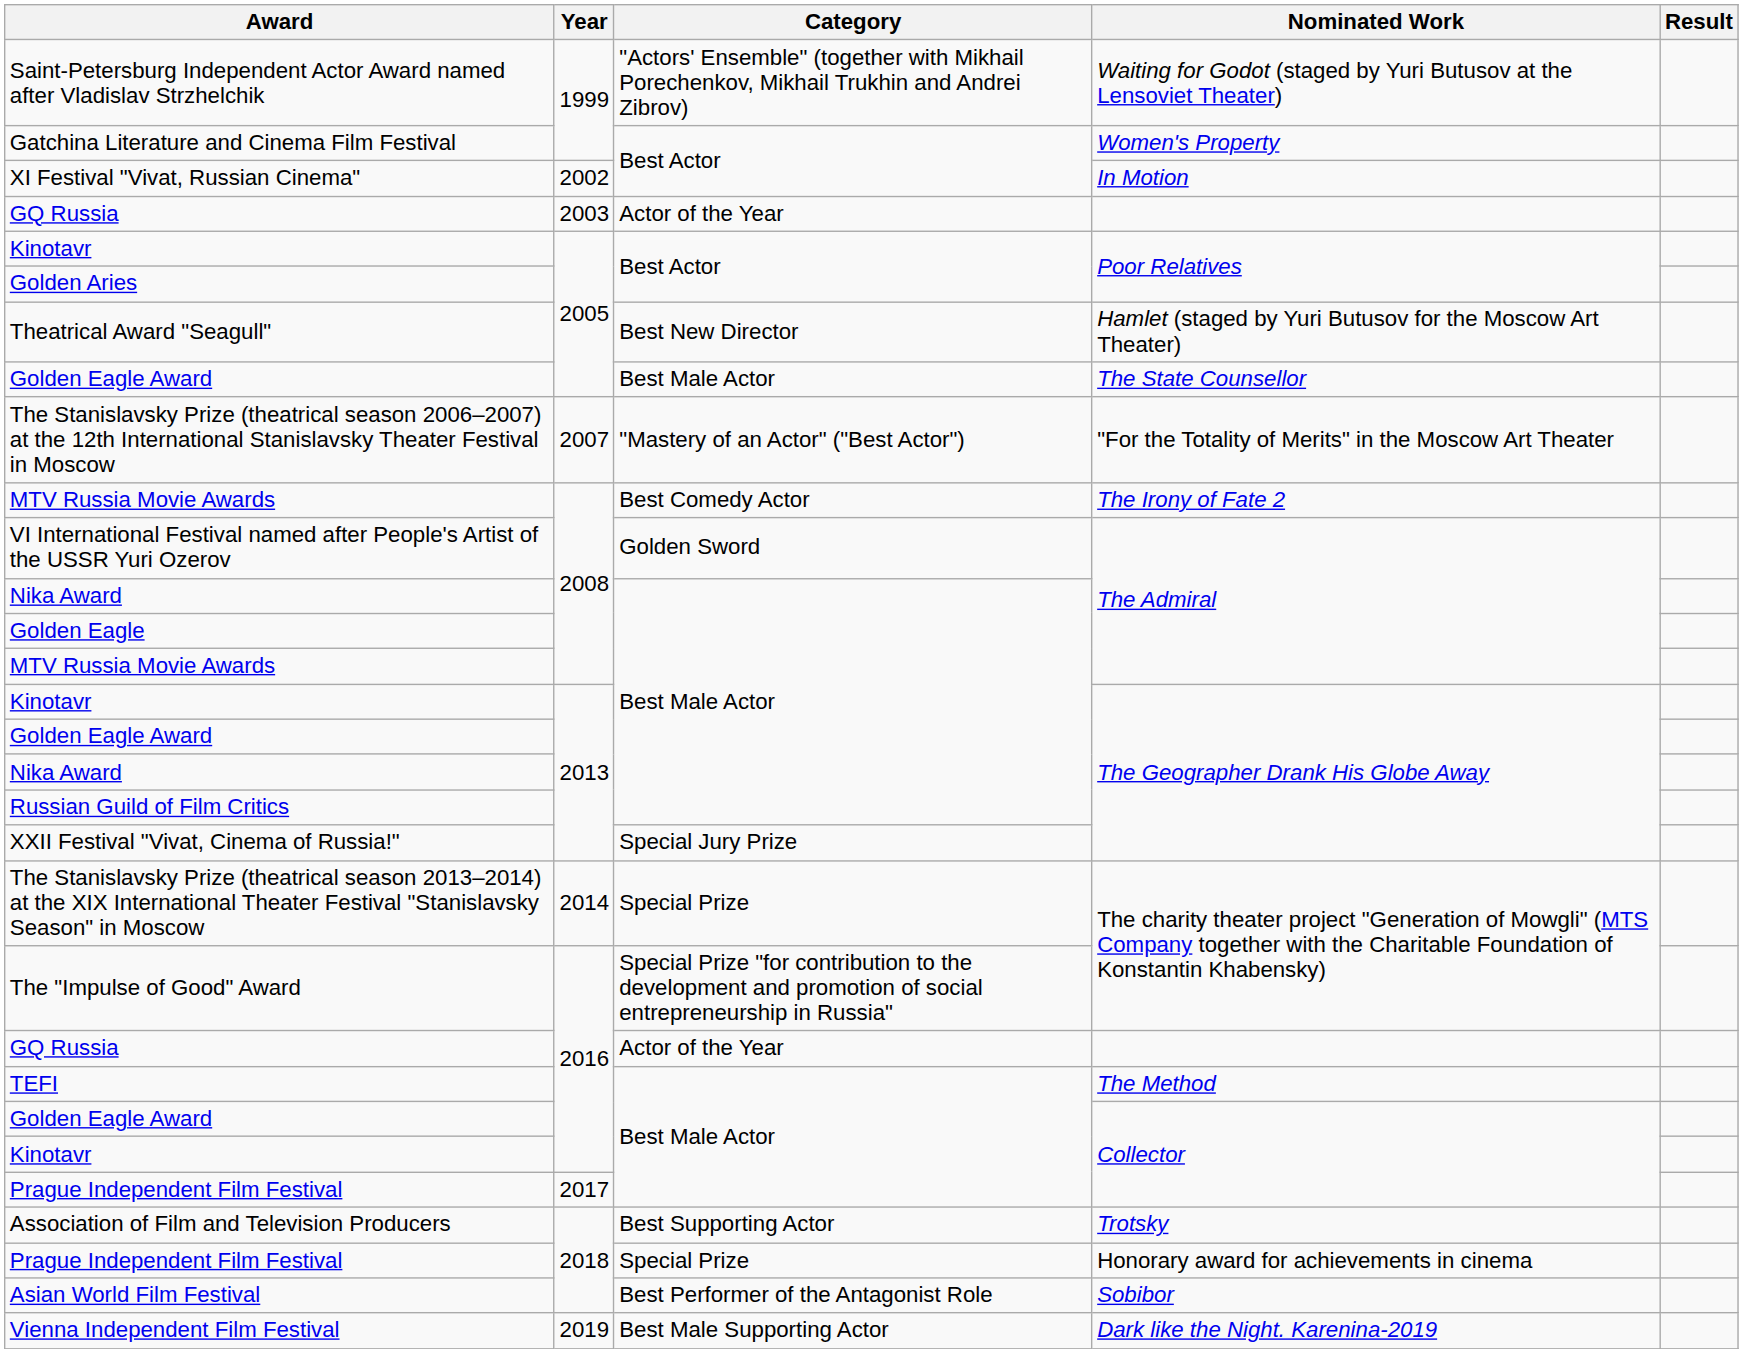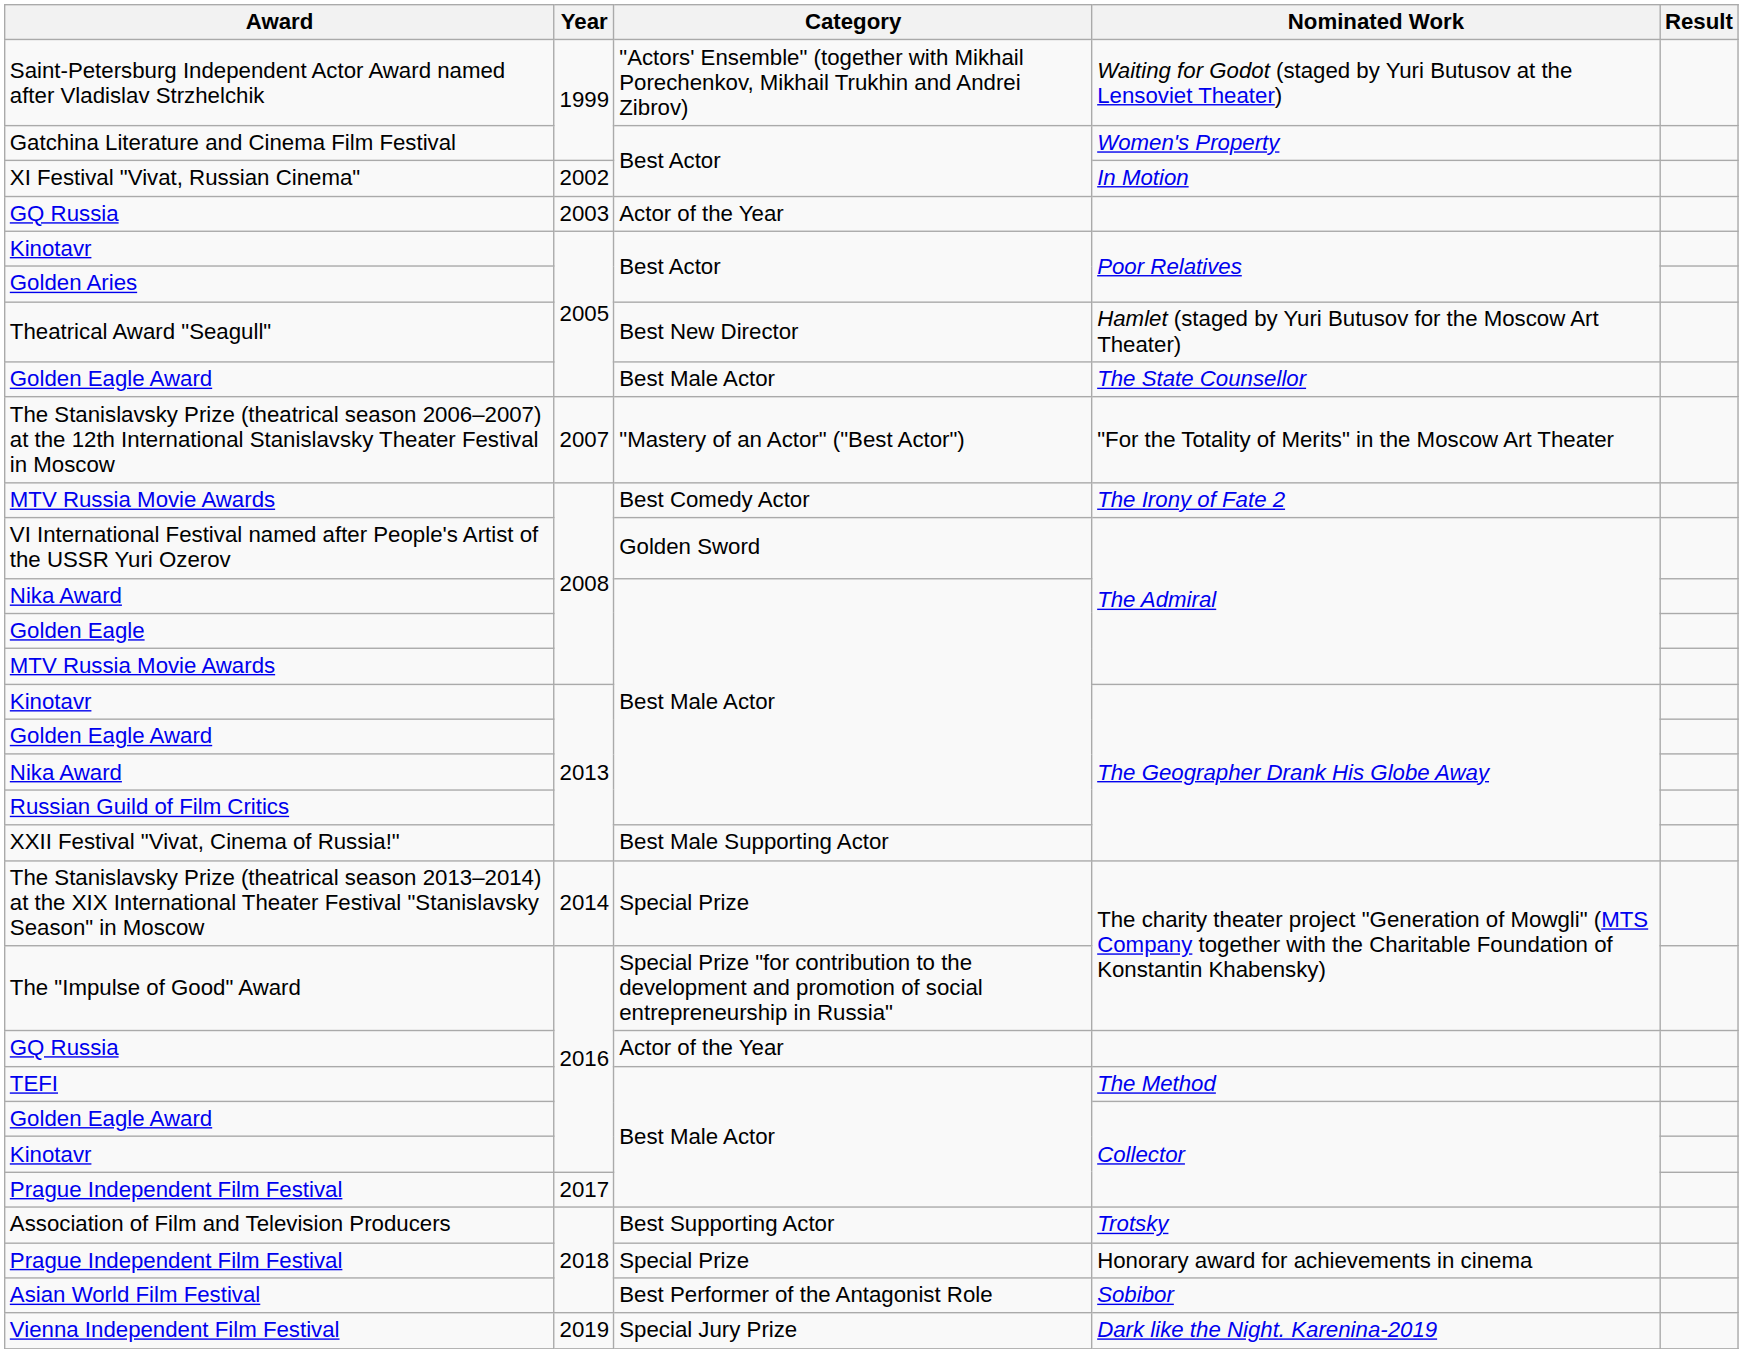(708, 842) Special Jury Prize -> (754, 842) Best Male Supporting Actor
(754, 1330) Best Male Supporting Actor -> (708, 1330) Special Jury Prize
